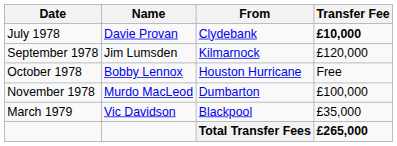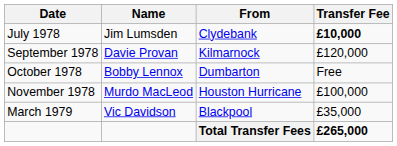(141, 33) Davie Provan -> (141, 33) Jim Lumsden
(141, 53) Jim Lumsden -> (141, 53) Davie Provan
(250, 72) Houston Hurricane -> (229, 72) Dumbarton
(229, 92) Dumbarton -> (250, 92) Houston Hurricane
